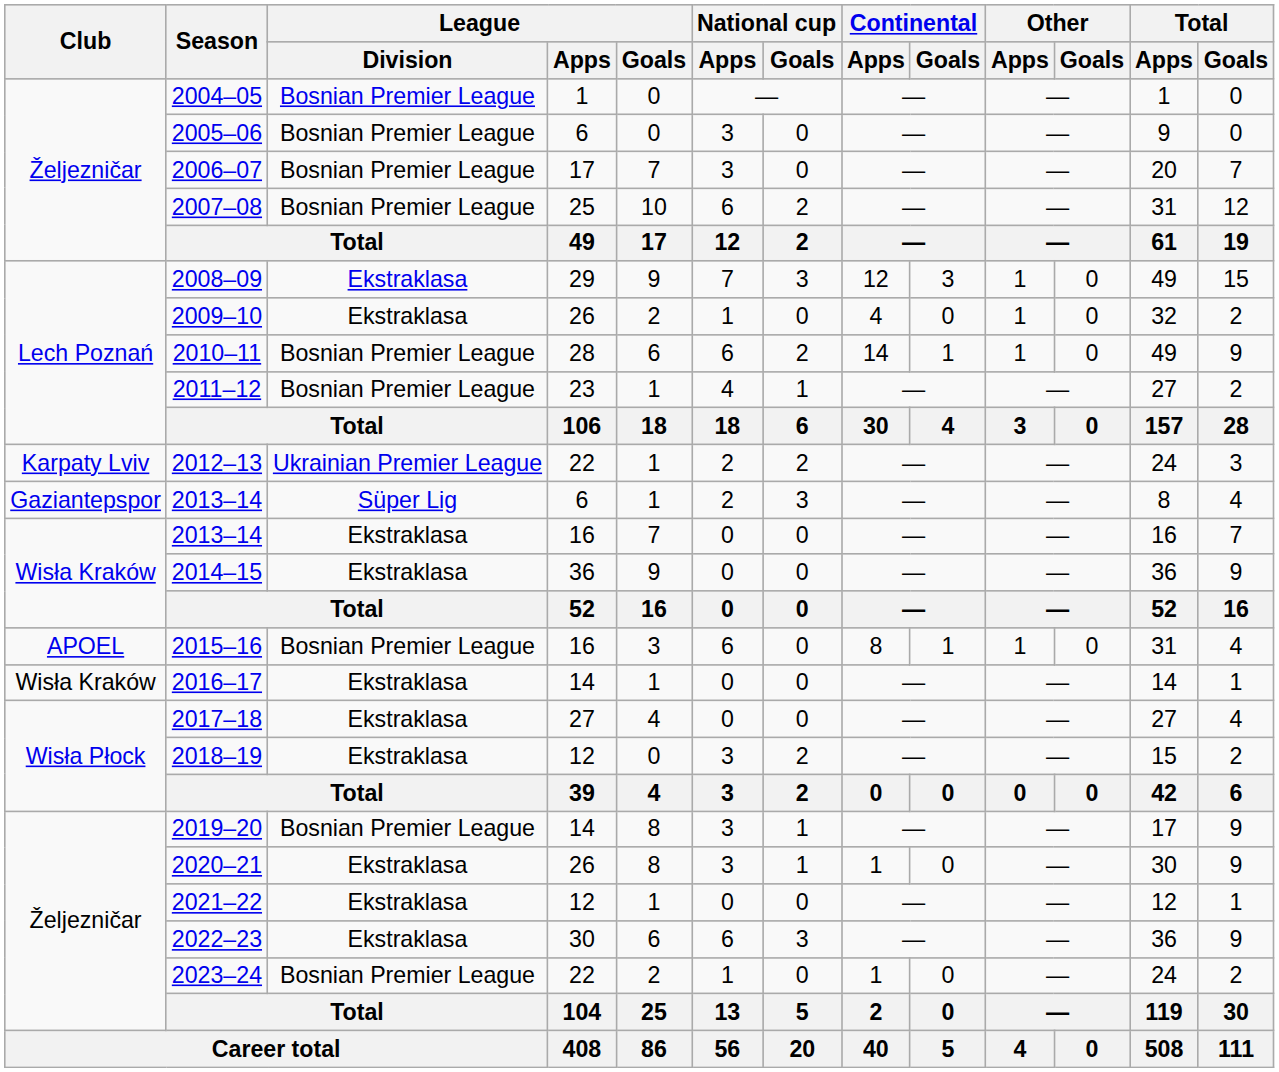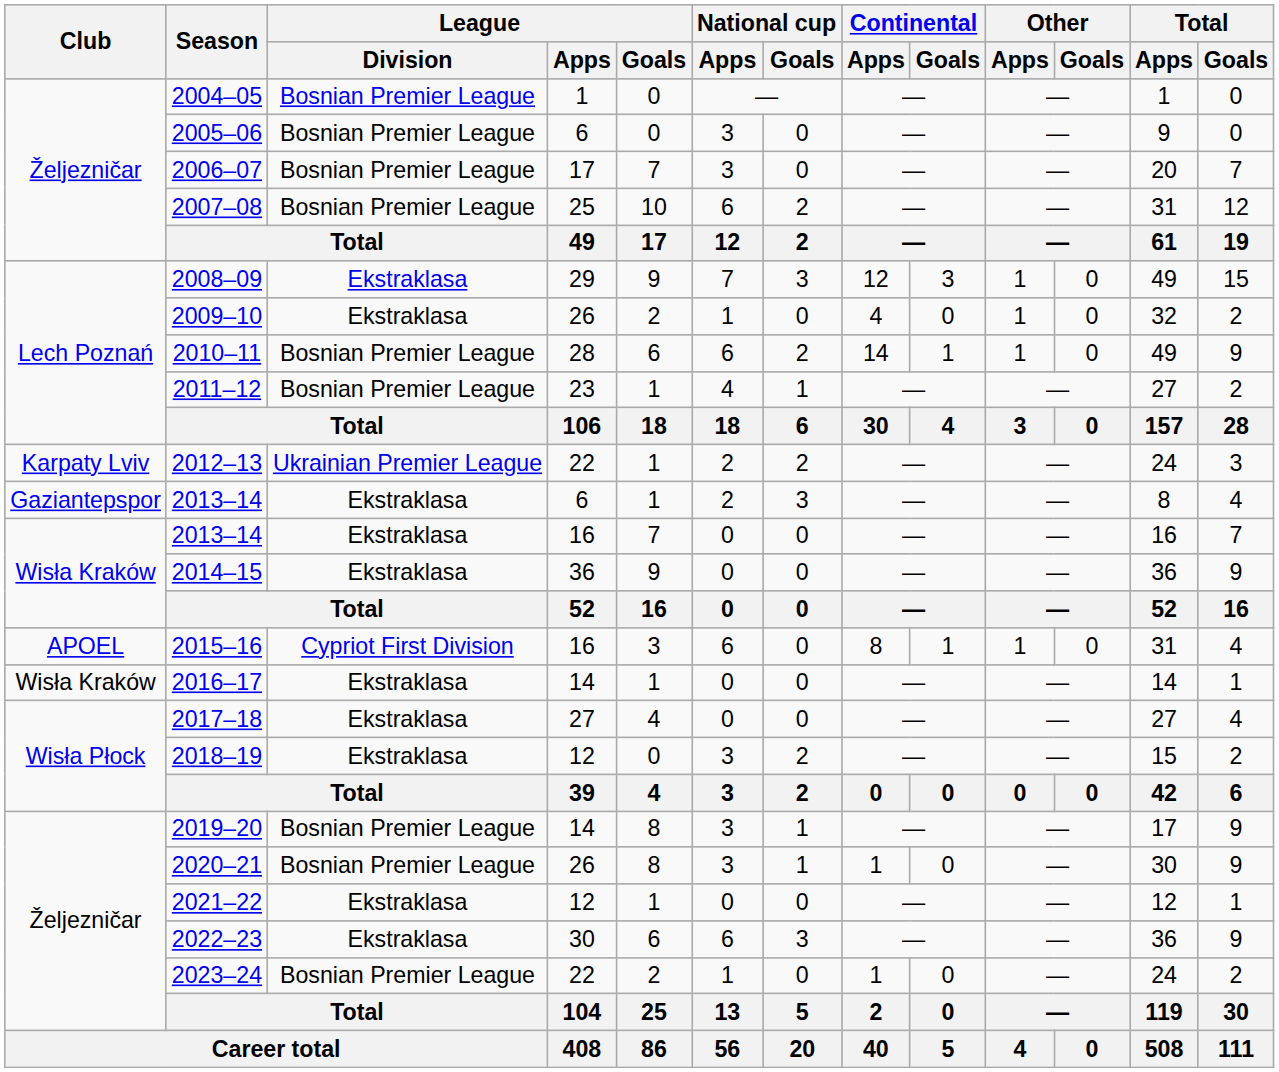(407, 500) Süper Lig -> (407, 500) Ekstraklasa
(407, 646) Bosnian Premier League -> (407, 646) Cypriot First Division
(407, 866) Ekstraklasa -> (407, 866) Bosnian Premier League
